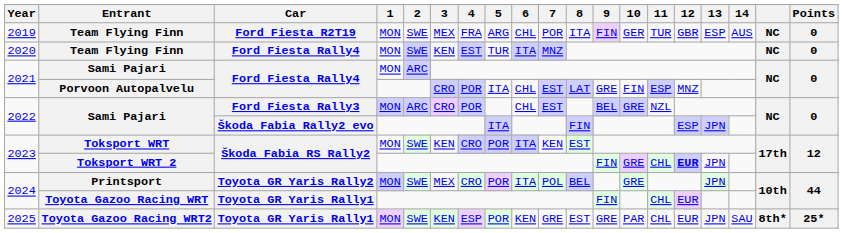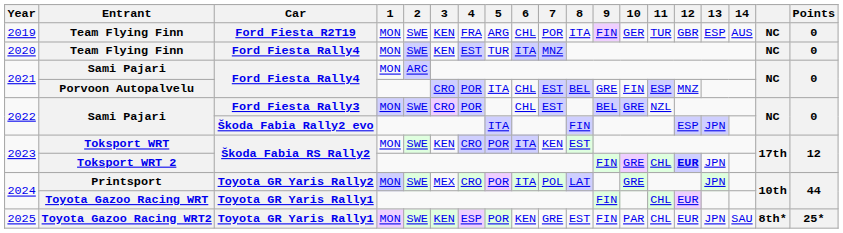(444, 33) MEX -> (444, 33) KEN
(580, 88) LAT -> (580, 88) BEL
(417, 107) ARC -> (417, 107) SWE
(580, 182) BEL -> (580, 182) LAT
(607, 219) GRE -> (607, 219) FIN
